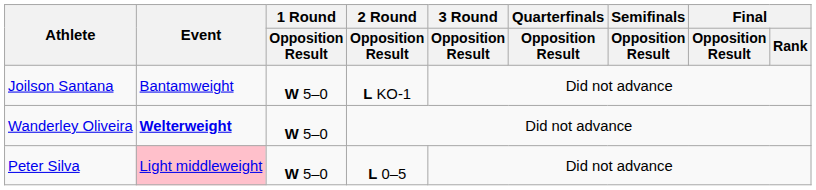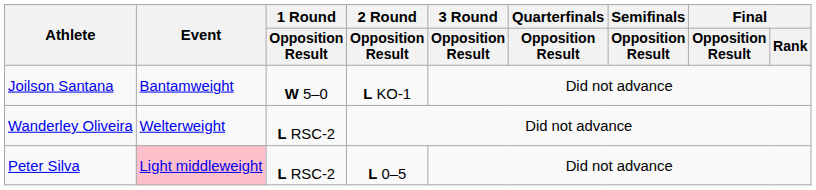(186, 126) bold -> (182, 126) normal
(306, 134) W 5–0 -> (306, 134) L RSC-2
(306, 174) W 5–0 -> (306, 174) L RSC-2
